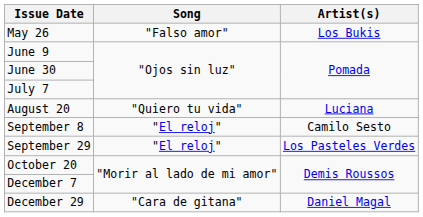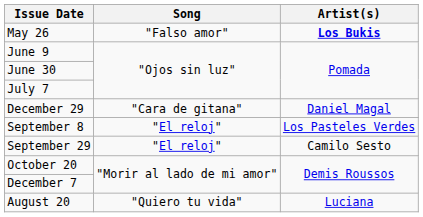(349, 33) normal -> (349, 33) bold
rows swapped: (39, 108) <-> (46, 202)
(349, 127) Camilo Sesto -> (349, 127) Los Pasteles Verdes
(349, 146) Los Pasteles Verdes -> (349, 146) Camilo Sesto
